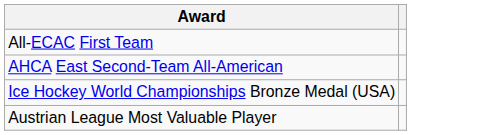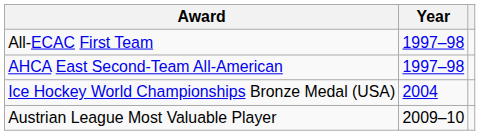+ column: (433, 17)
